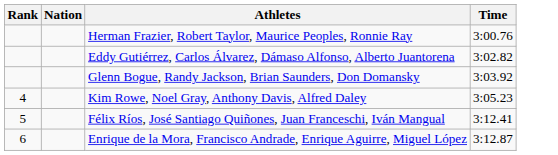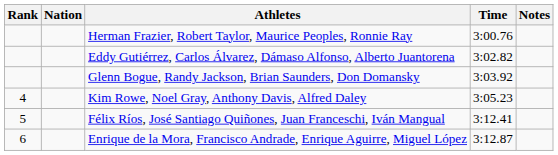+ column: (534, 14)
